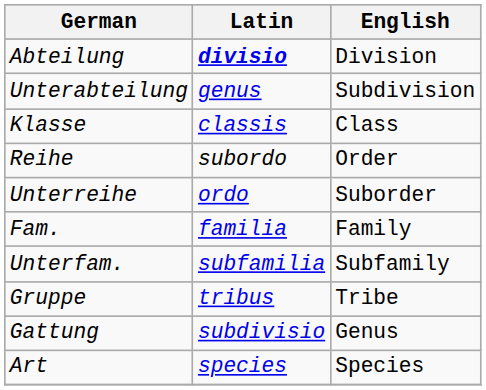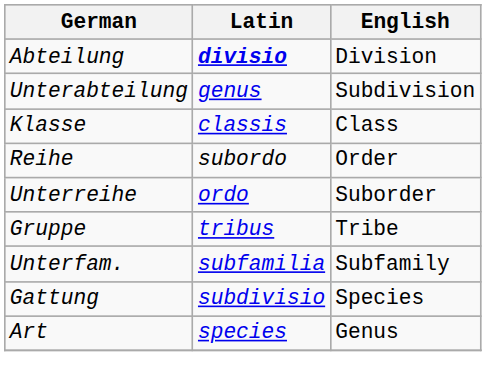- row: (35, 229)
rows swapped: (67, 264) <-> (48, 298)
(367, 333) Genus -> (380, 298) Species
(380, 367) Species -> (367, 333) Genus
